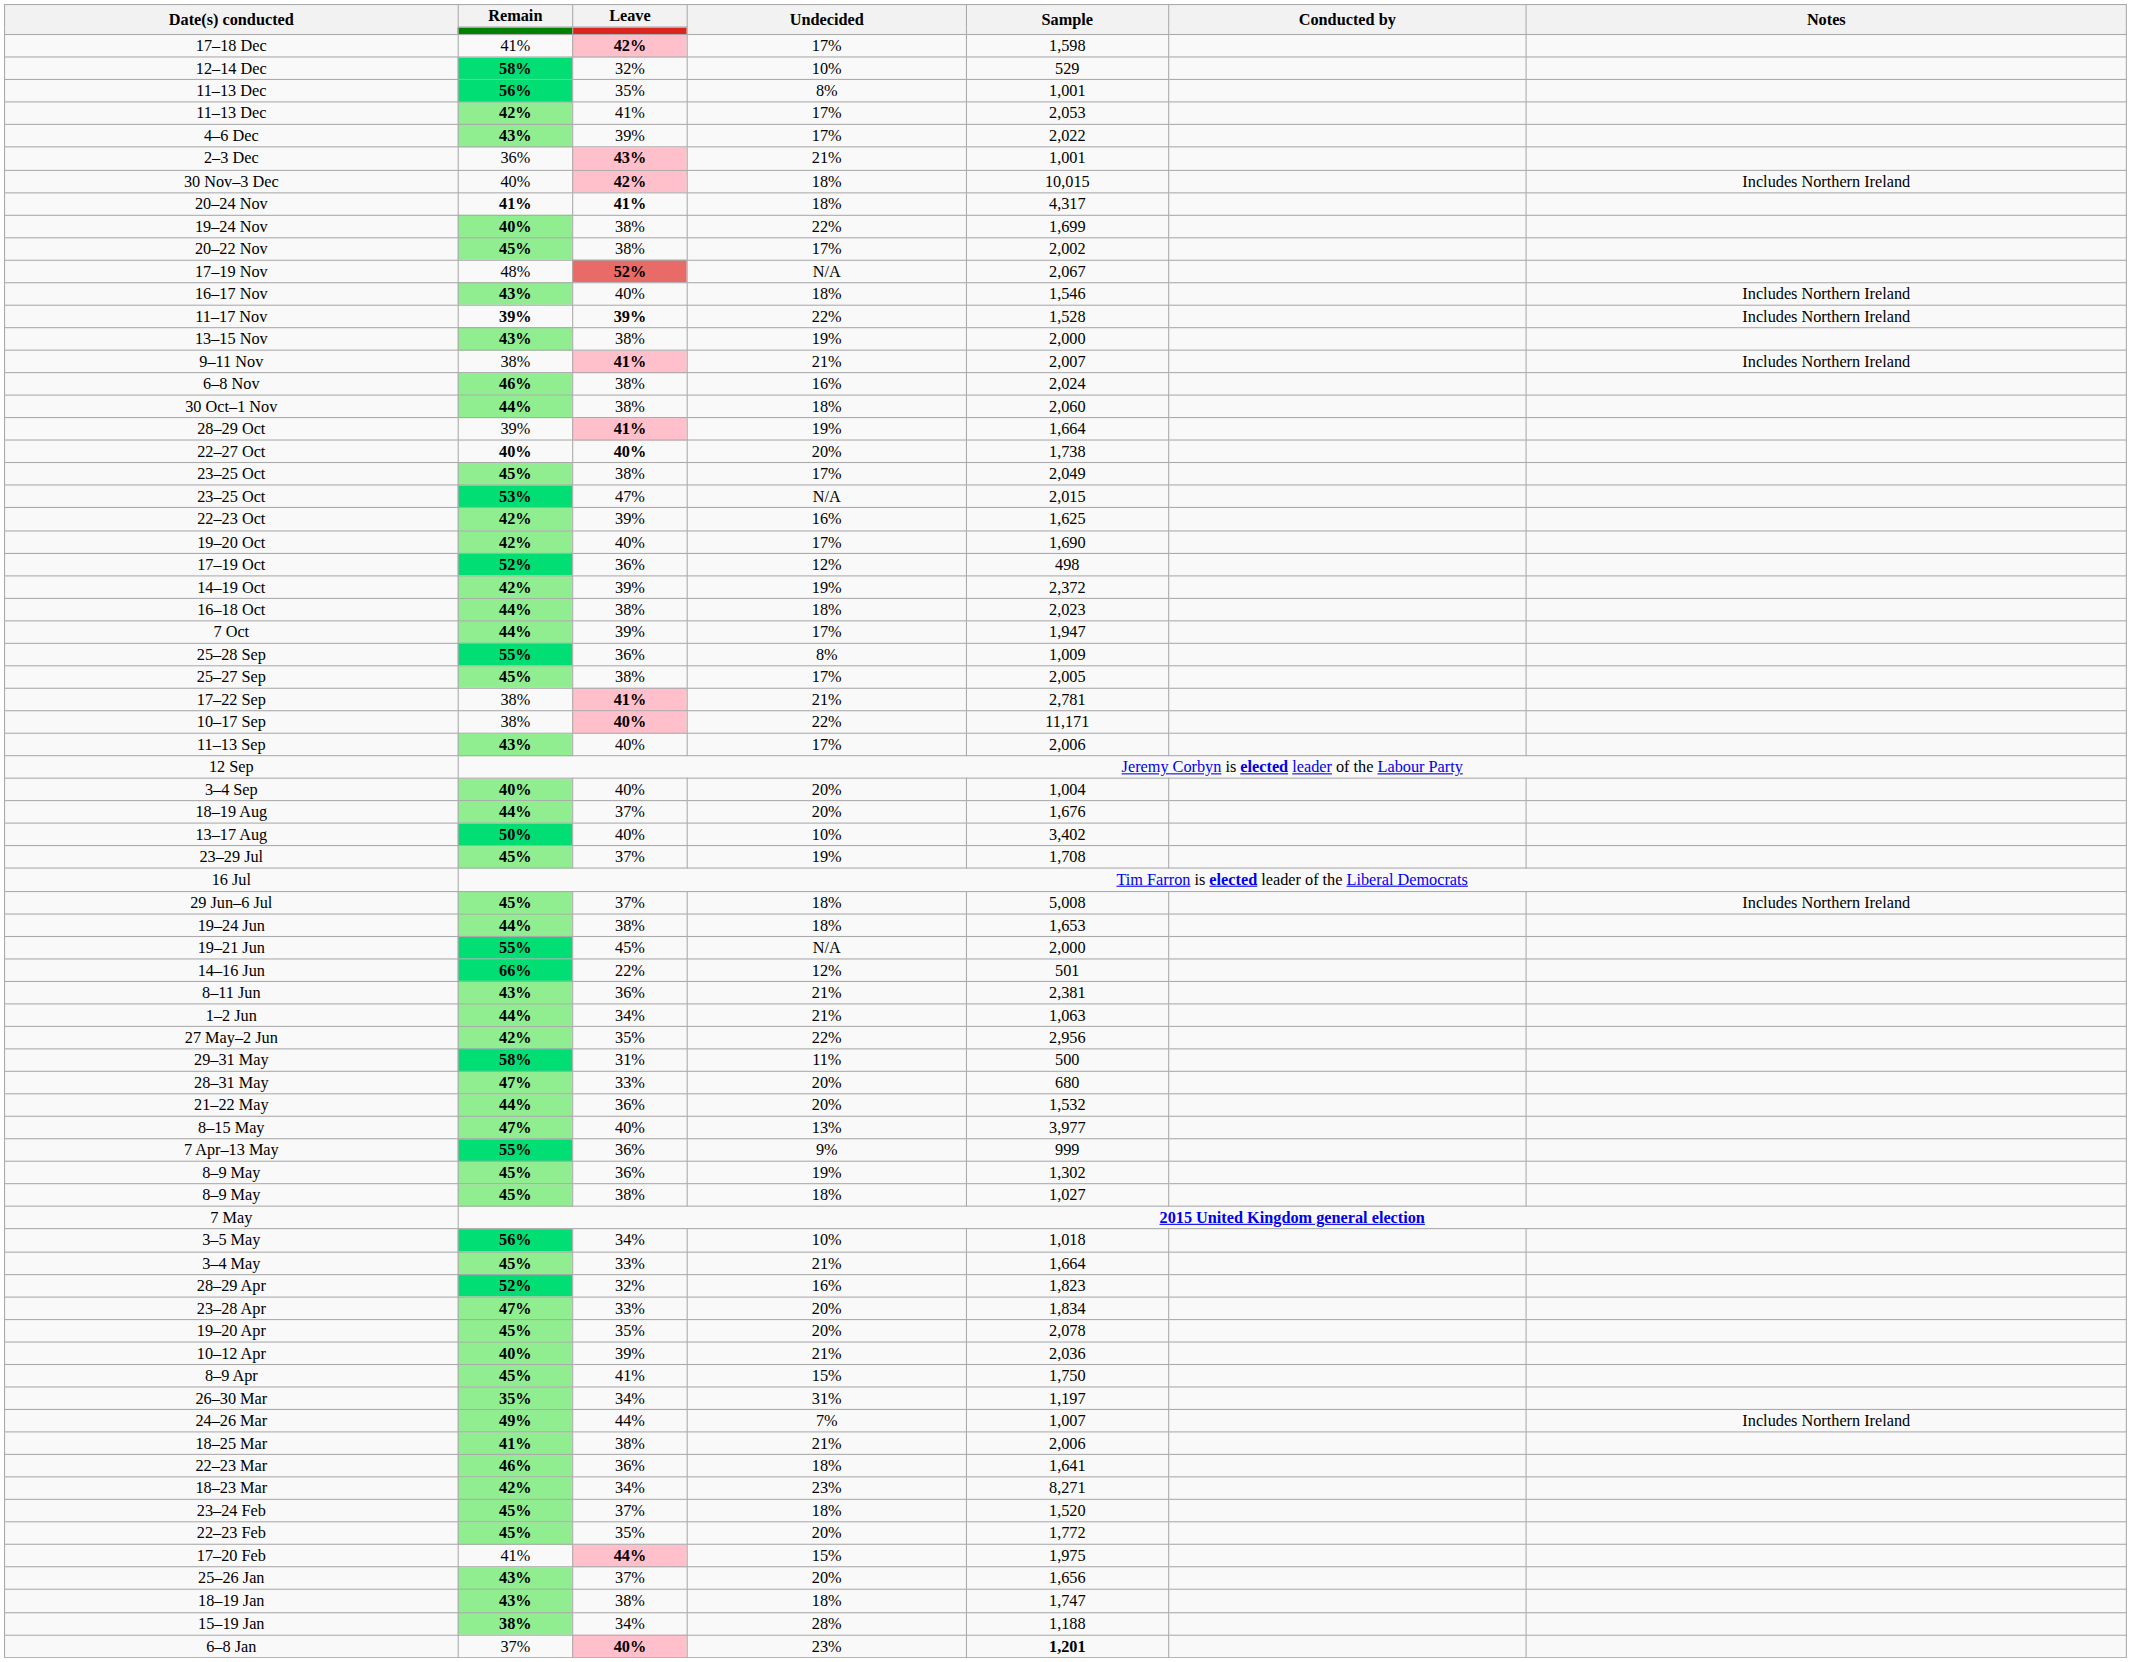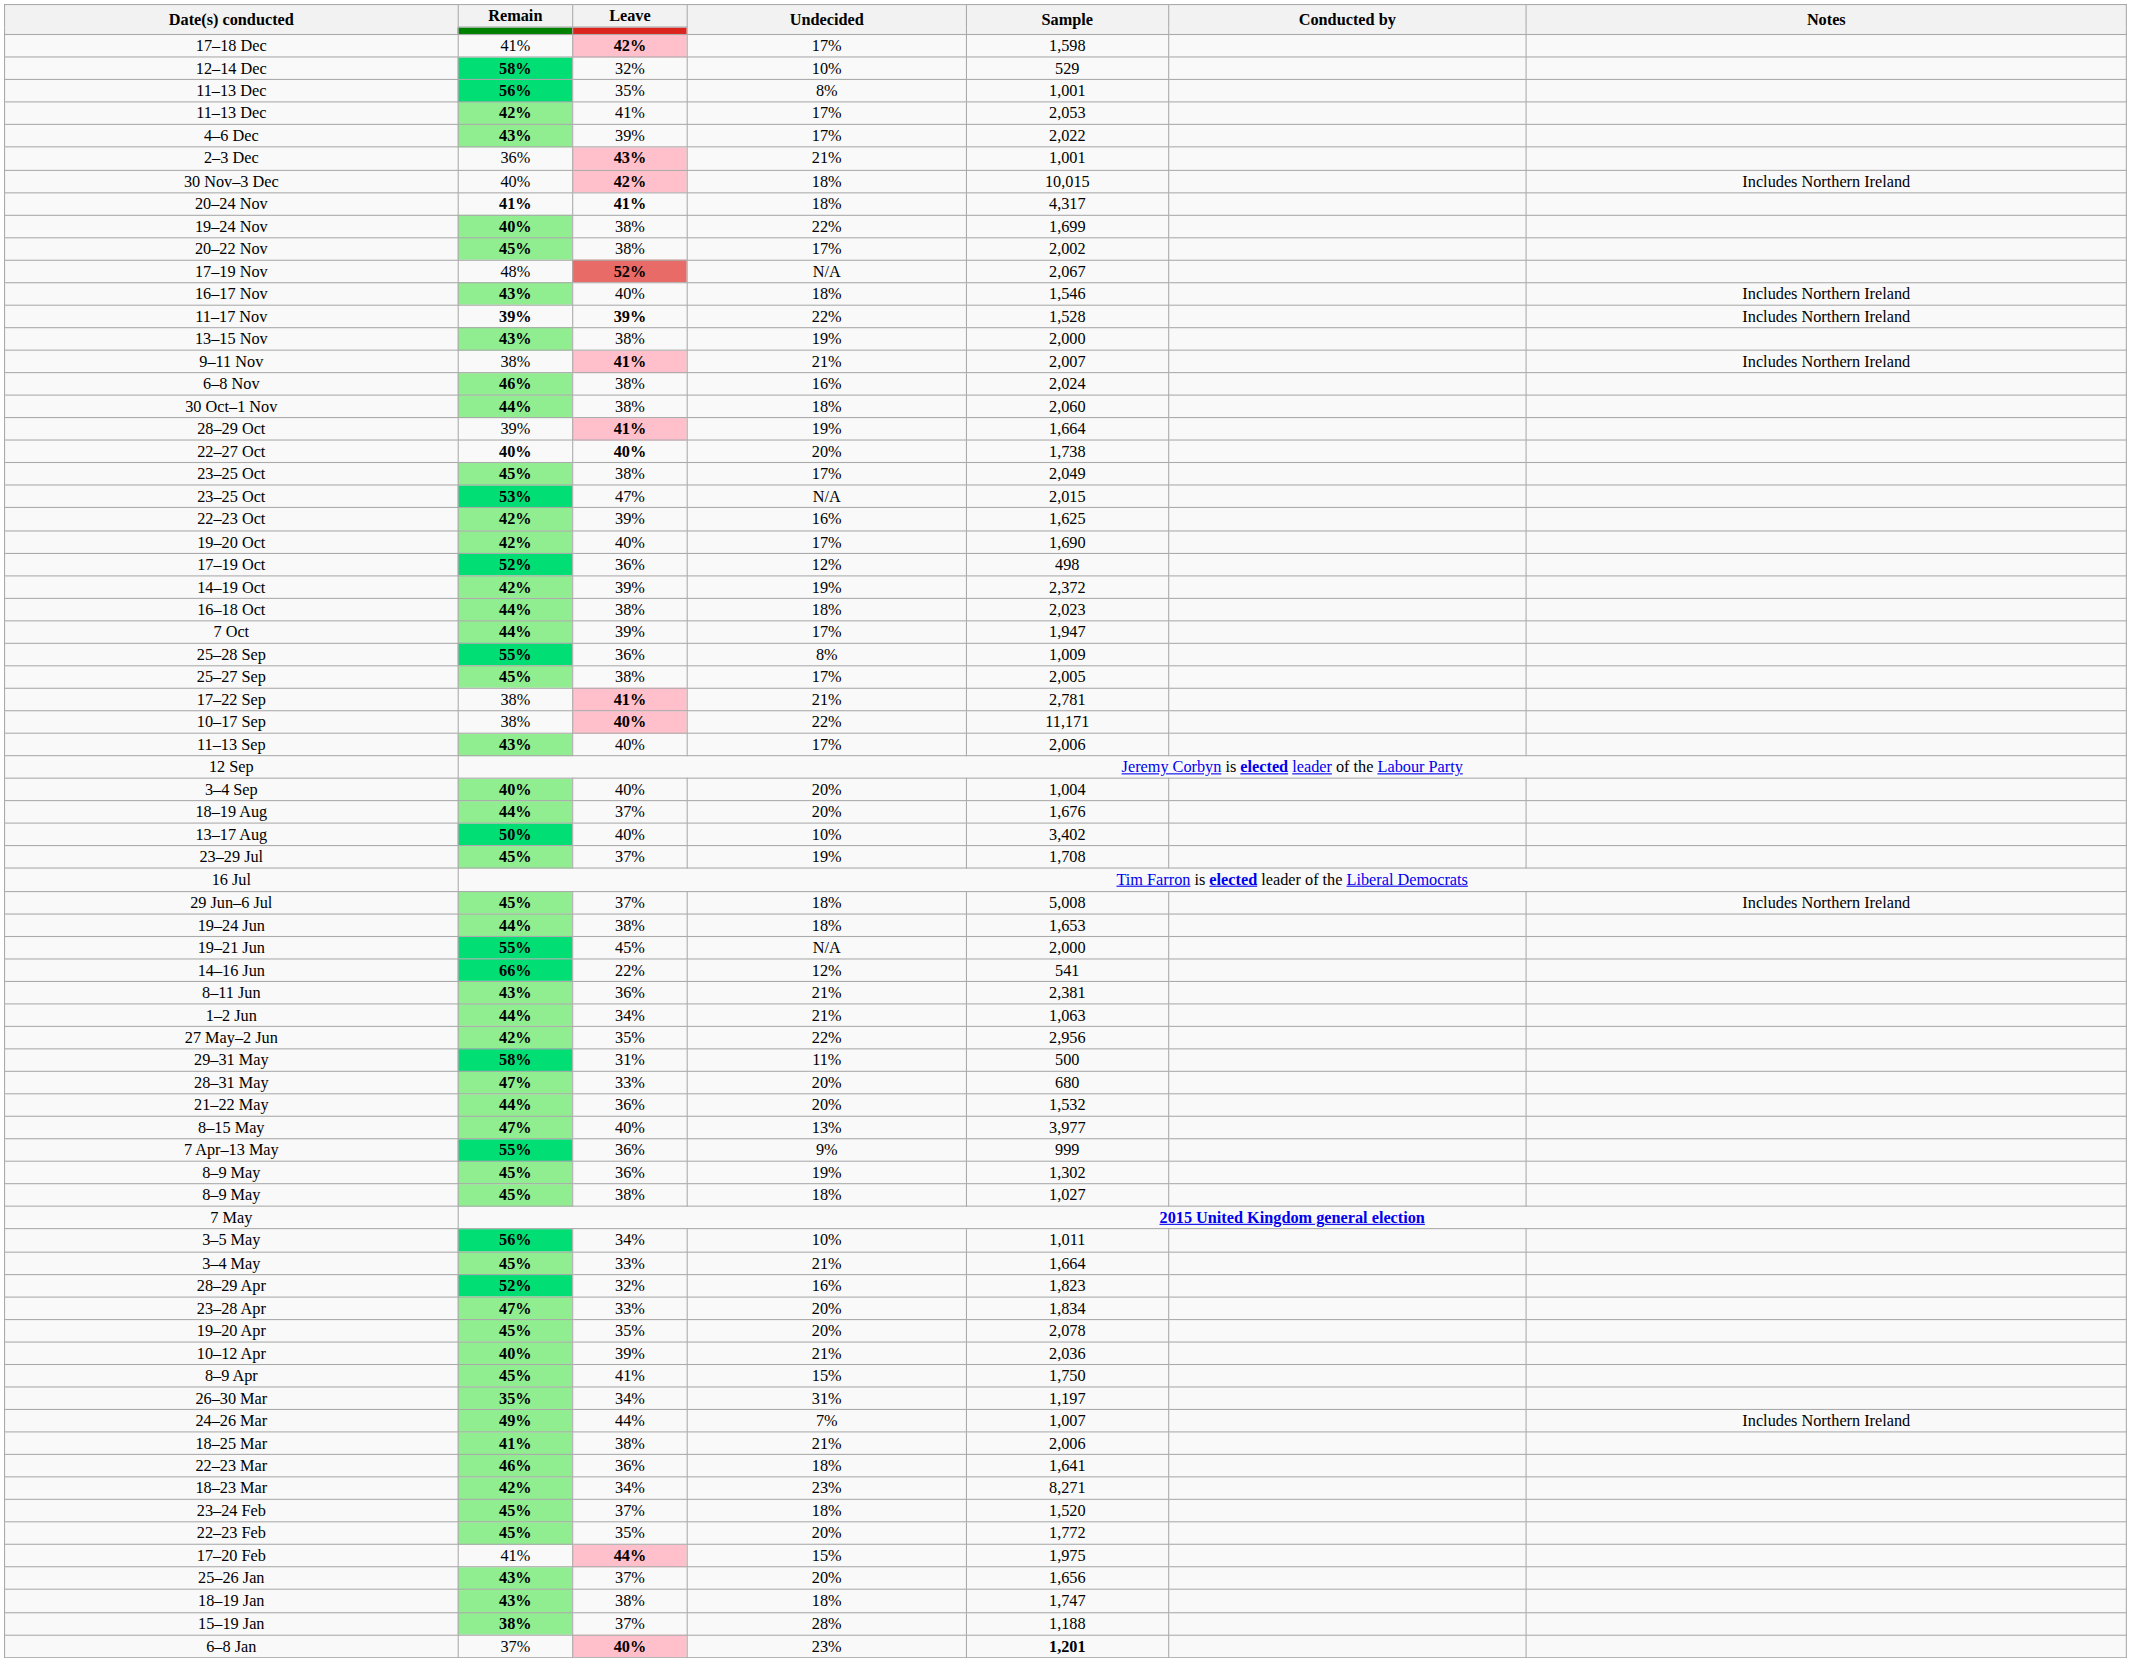(1067, 970) 501 -> (1067, 970) 541
(1067, 1240) 1,018 -> (1067, 1240) 1,011
(630, 1623) 34% -> (630, 1623) 37%
